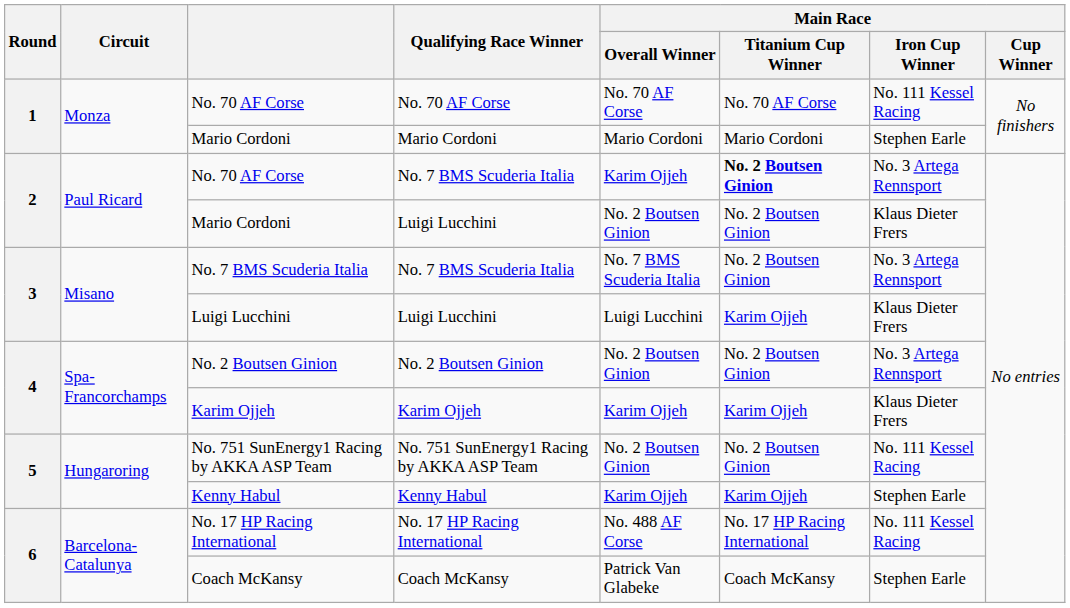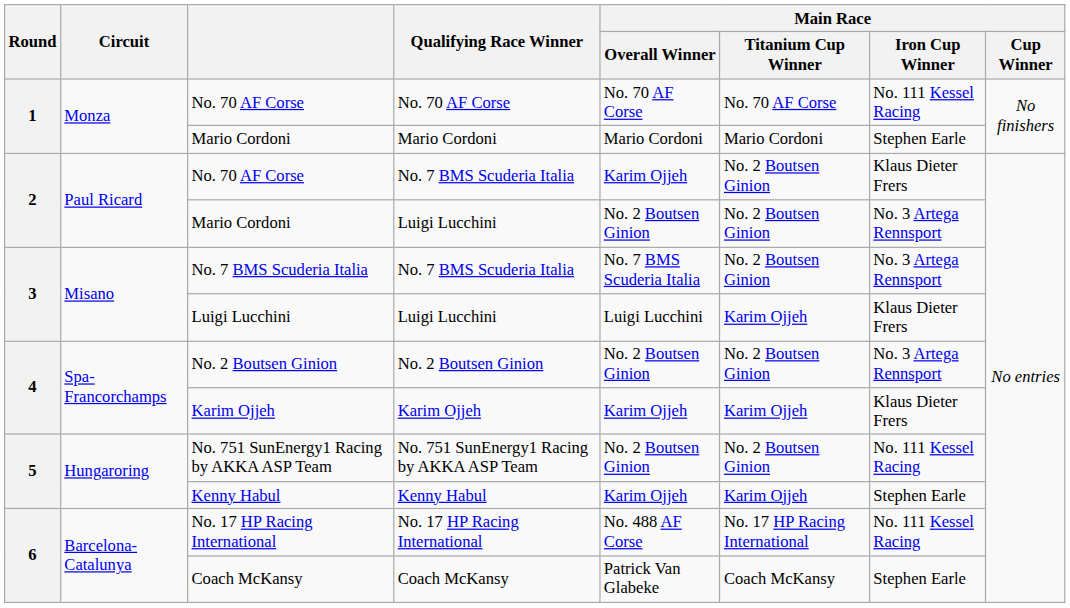(773, 176) bold -> (772, 176) normal
(916, 176) No. 3 Artega Rennsport -> (916, 176) Klaus Dieter Frers
(916, 222) Klaus Dieter Frers -> (916, 222) No. 3 Artega Rennsport
